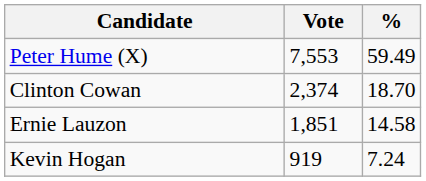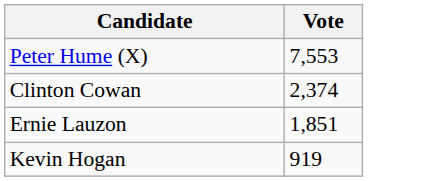- column: (391, 21)
